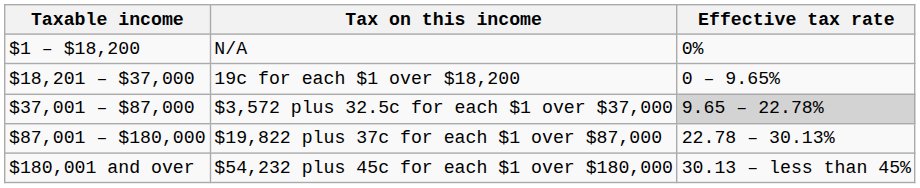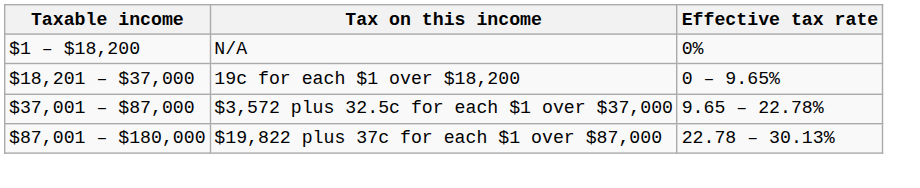(753, 109) lightgrey background -> (753, 109) no background
- row: (444, 168)
